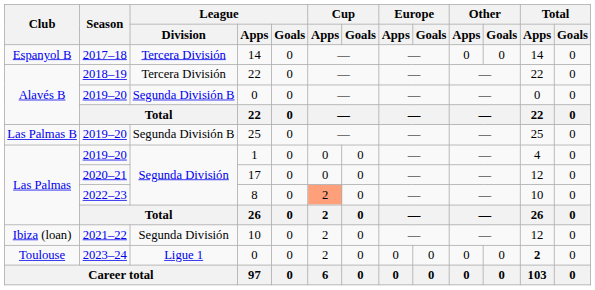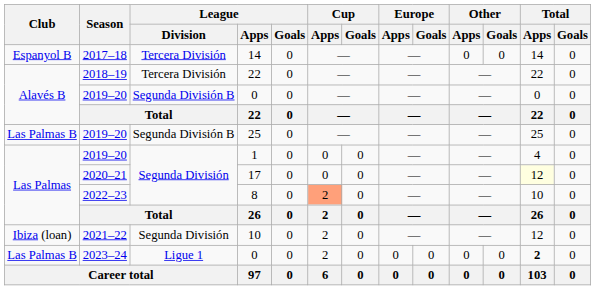(537, 174) no background -> (537, 174) lightyellow background
(42, 255) Toulouse -> (42, 255) Las Palmas B
